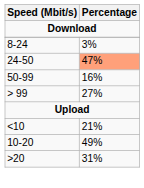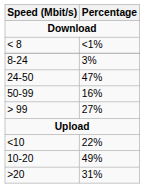+ row: (14, 45)
(92, 61) lightsalmon background -> (92, 77) no background
(92, 126) 21% -> (92, 142) 22%
